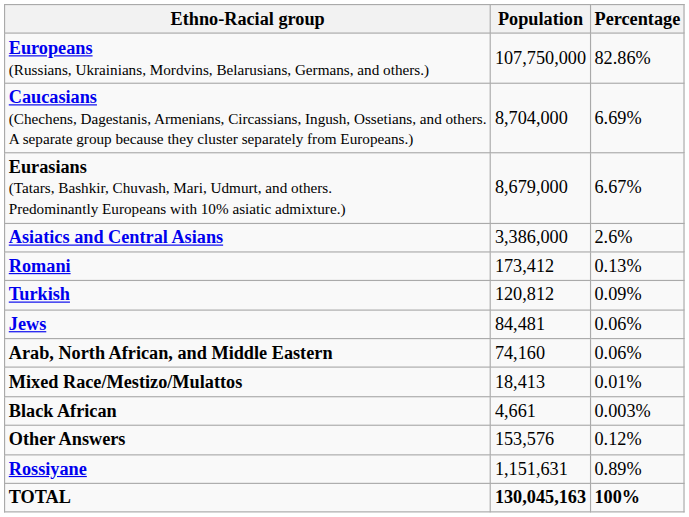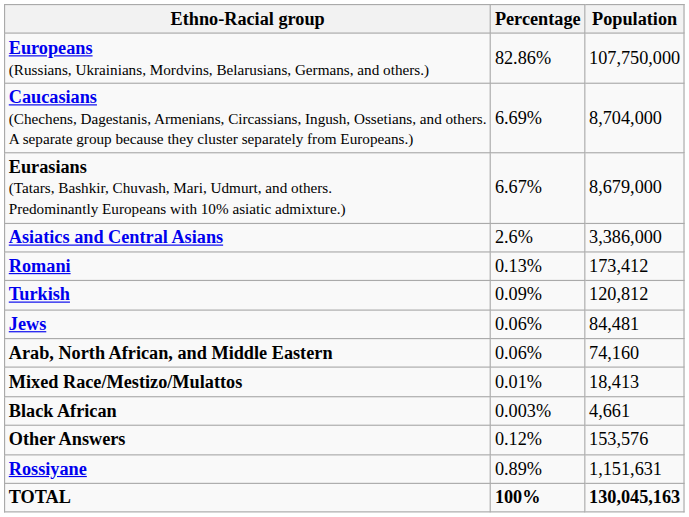columns swapped: (540, 18) <-> (637, 18)
